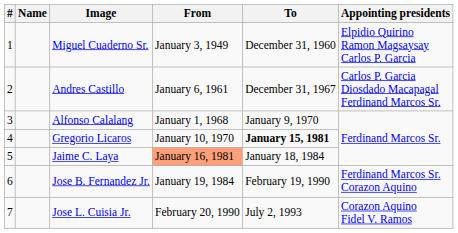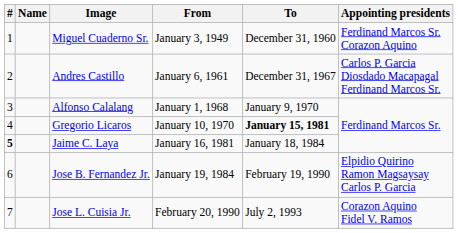(385, 44) Elpidio Quirino Ramon Magsaysay Carlos P. Garcia -> (391, 38) Ferdinand Marcos Sr. Corazon Aquino
(10, 156) normal -> (10, 143) bold
(195, 156) lightsalmon background -> (195, 143) no background
(391, 181) Ferdinand Marcos Sr. Corazon Aquino -> (385, 175) Elpidio Quirino Ramon Magsaysay Carlos P. Garcia
